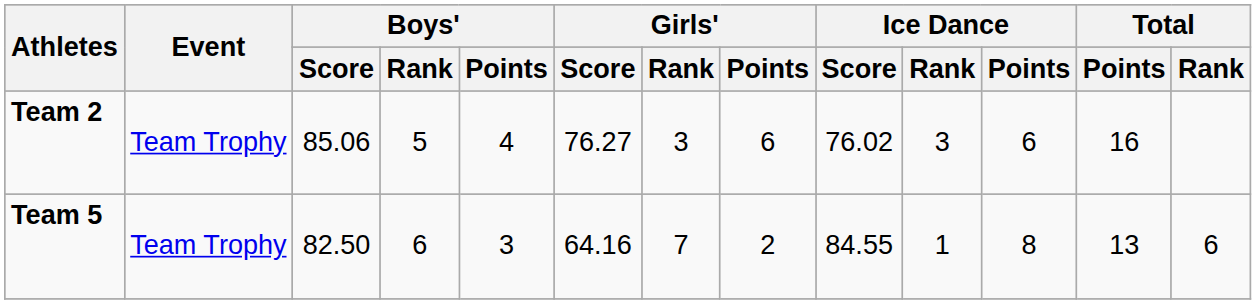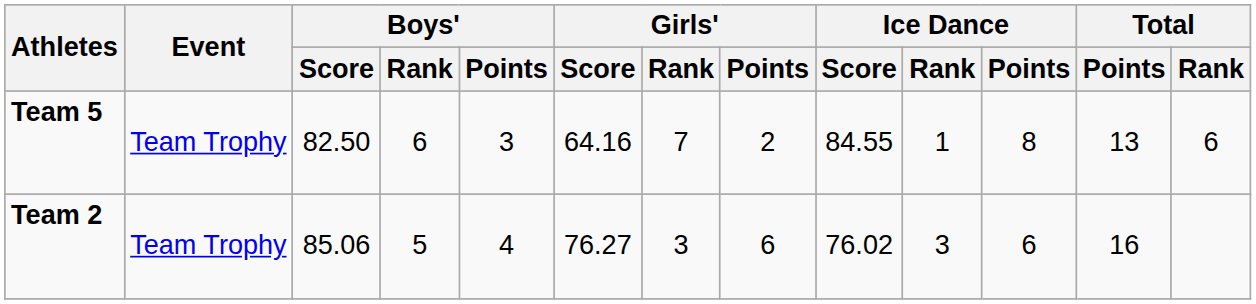rows swapped: (57, 111) <-> (57, 215)
